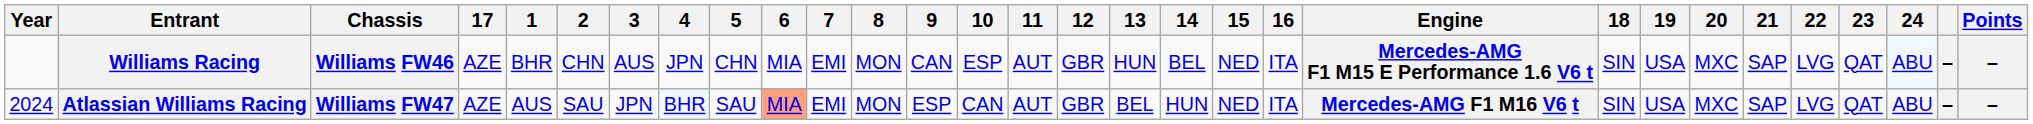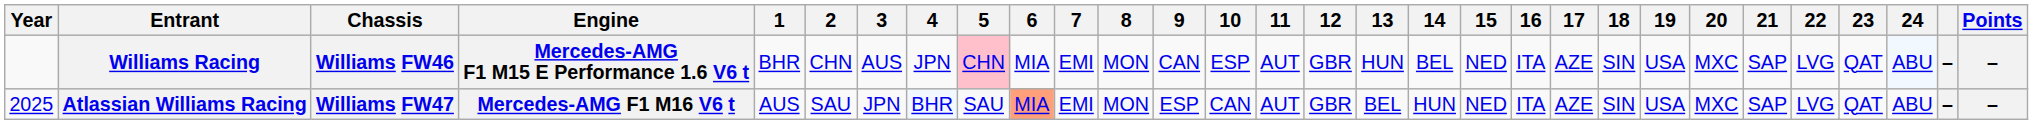columns swapped: (1450, 20) <-> (482, 20)
(736, 62) no background -> (984, 62) pink background
(31, 104) 2024 -> (31, 104) 2025
